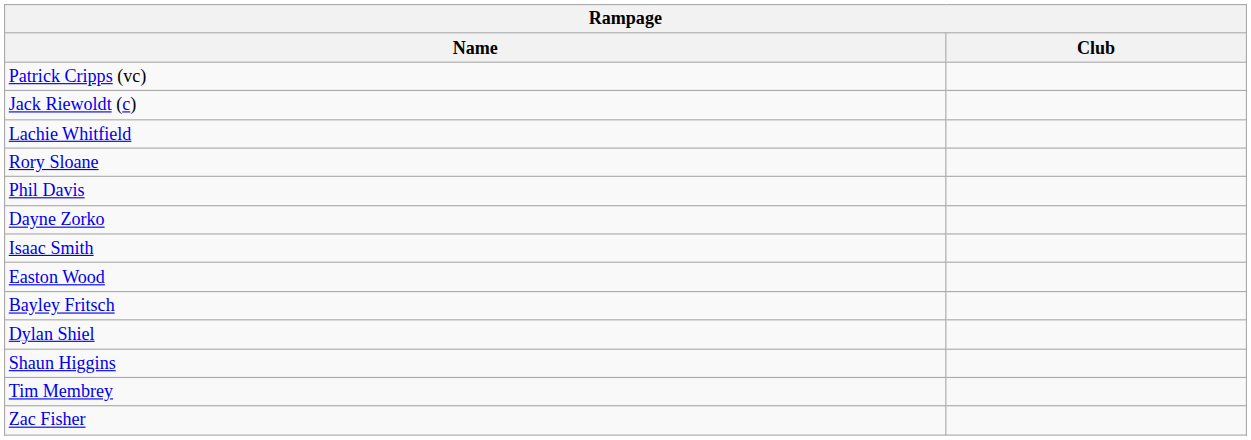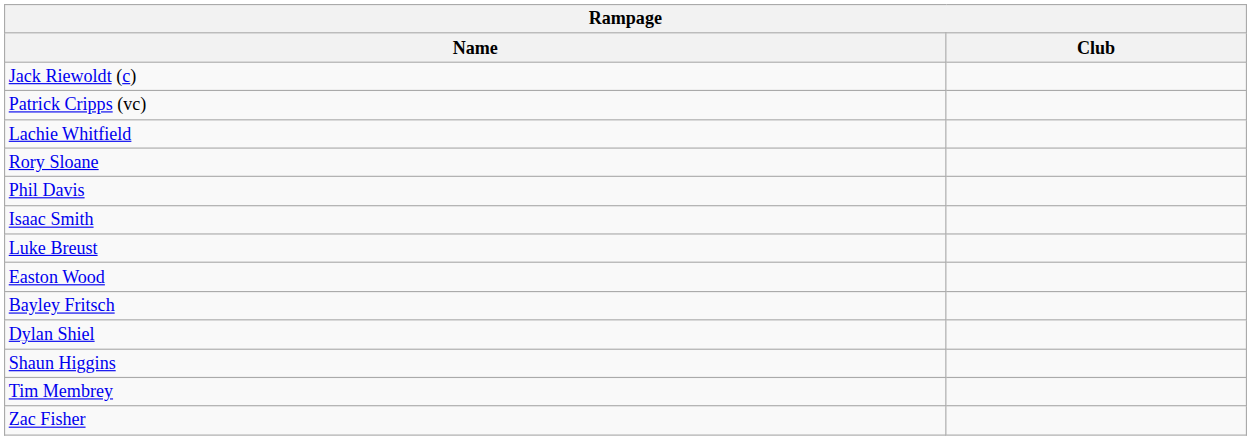rows swapped: (72, 104) <-> (78, 76)
- row: (57, 219)
+ row: (53, 248)
